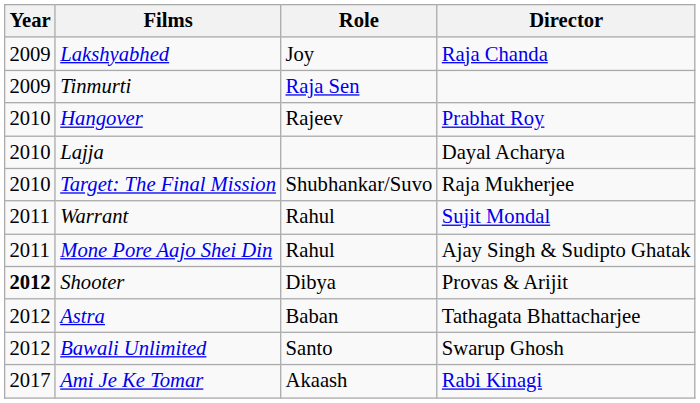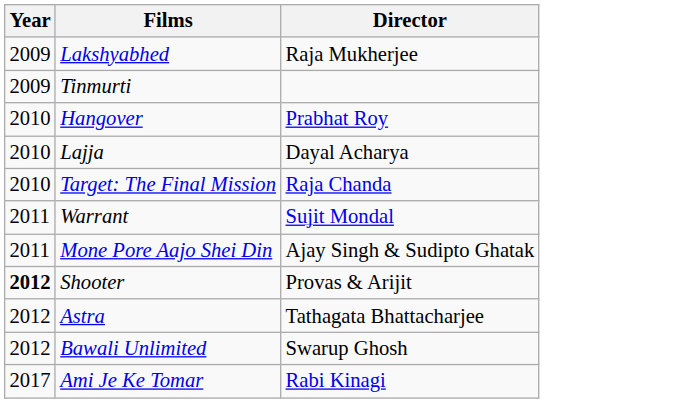- column: (359, 20)
(495, 53) Raja Chanda -> (352, 53) Raja Mukherjee
(508, 184) Raja Mukherjee -> (339, 184) Raja Chanda
